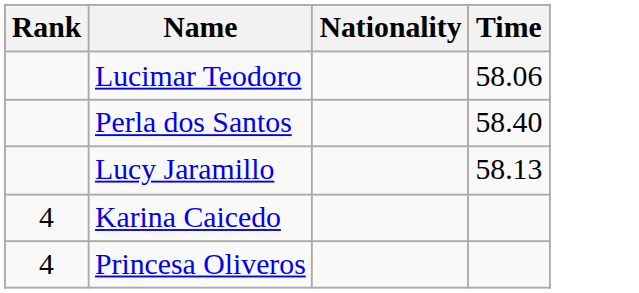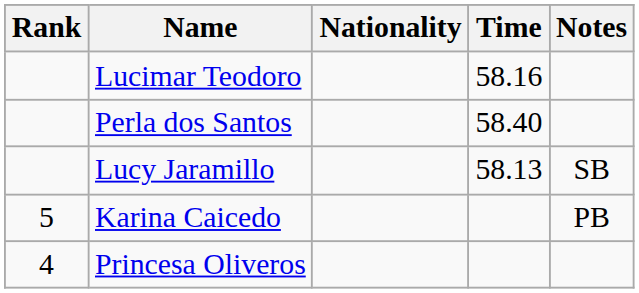+ column: (592, 28)
(509, 75) 58.06 -> (509, 75) 58.16
(47, 216) 4 -> (47, 216) 5
